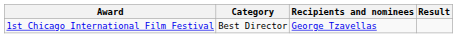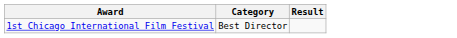- column: (353, 12)
